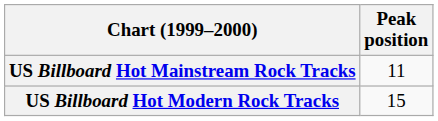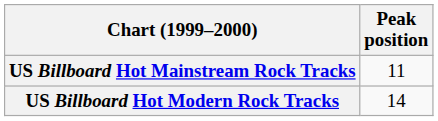(396, 100) 15 -> (396, 100) 14
